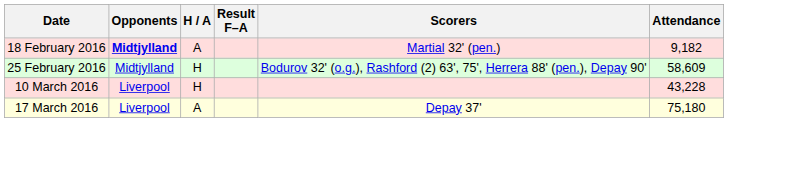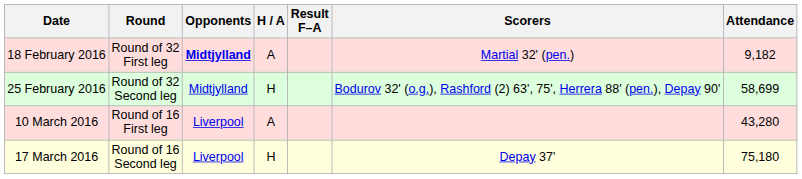+ column: (146, 21)
(686, 68) 58,609 -> (760, 89) 58,699
(197, 87) H -> (271, 122) A
(686, 87) 43,228 -> (760, 122) 43,280
(197, 107) A -> (271, 156) H
